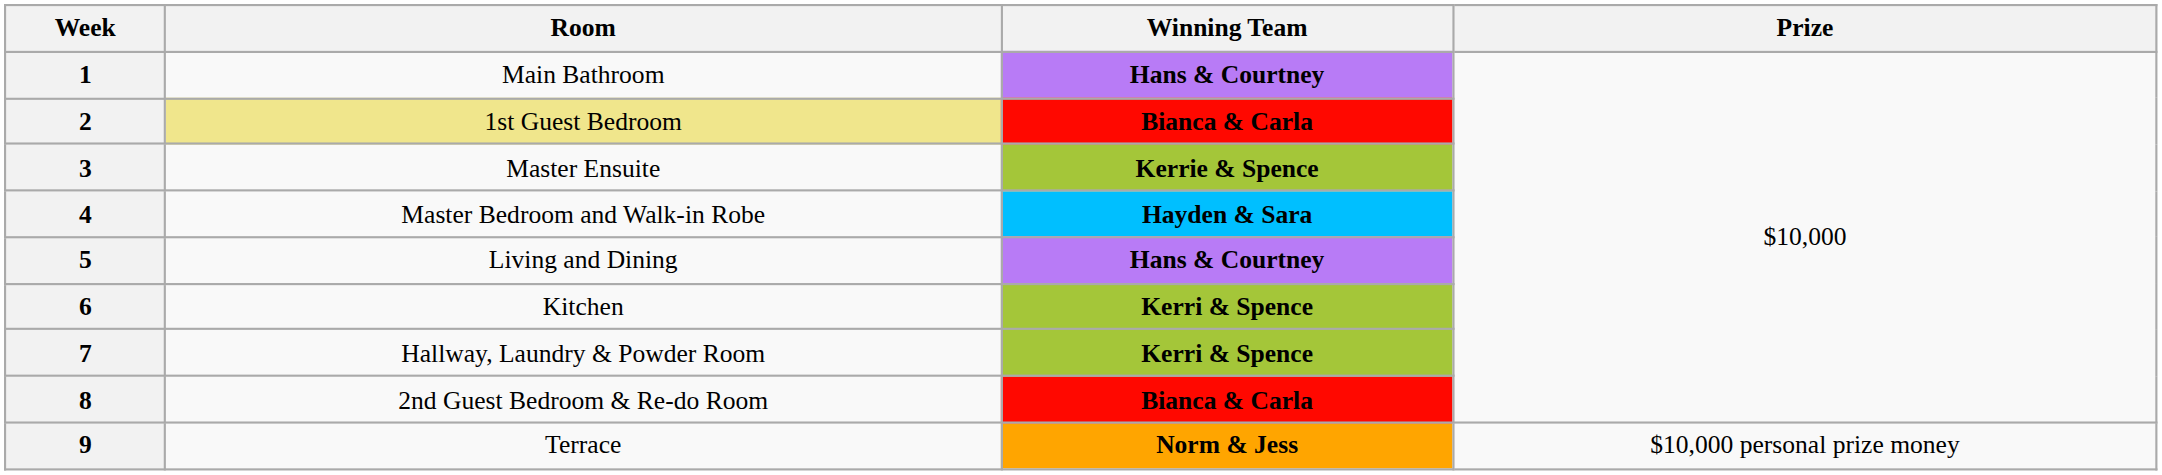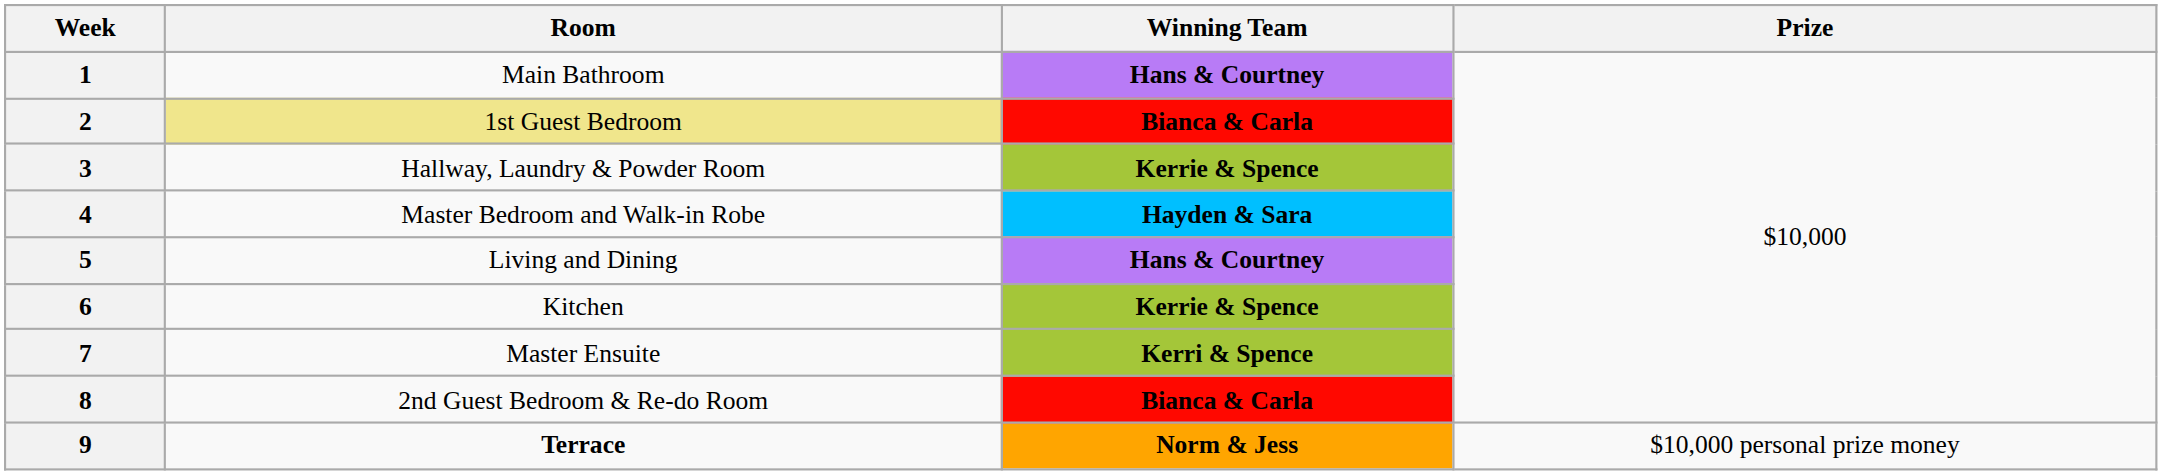(583, 167) Master Ensuite -> (583, 167) Hallway, Laundry & Powder Room
(1227, 307) Kerri & Spence -> (1227, 307) Kerrie & Spence
(583, 353) Hallway, Laundry & Powder Room -> (583, 353) Master Ensuite
(583, 446) normal -> (583, 446) bold
